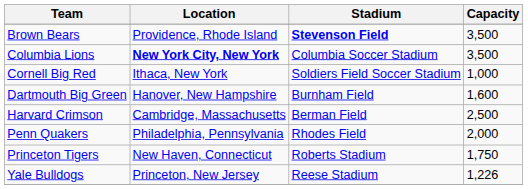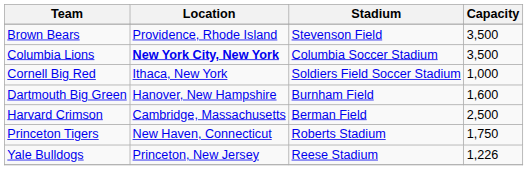(340, 34) bold -> (337, 34) normal
- row: (48, 134)
